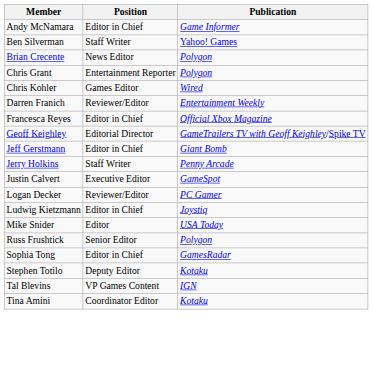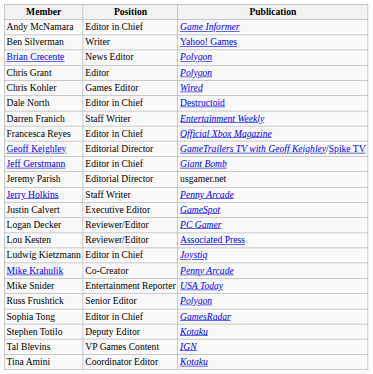(108, 42) Staff Writer -> (98, 42) Writer
(131, 73) Entertainment Reporter -> (97, 73) Editor
+ row: (28, 103)
(117, 103) Reviewer/Editor -> (108, 118) Staff Writer
+ row: (34, 179)
+ row: (29, 240)
+ row: (35, 270)
(97, 225) Editor -> (131, 286) Entertainment Reporter
